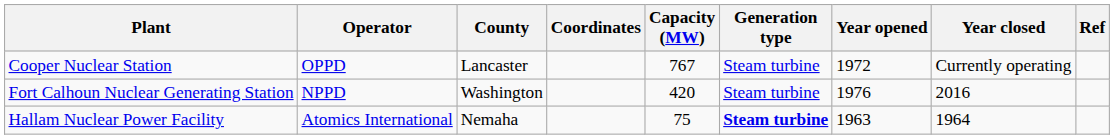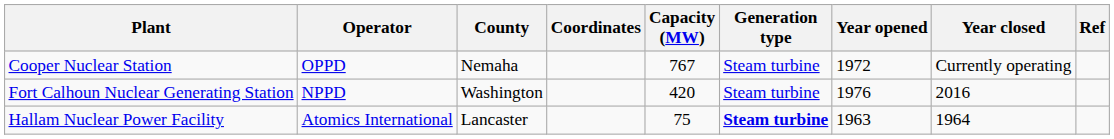(494, 65) Lancaster -> (489, 65) Nemaha
(489, 119) Nemaha -> (494, 119) Lancaster
